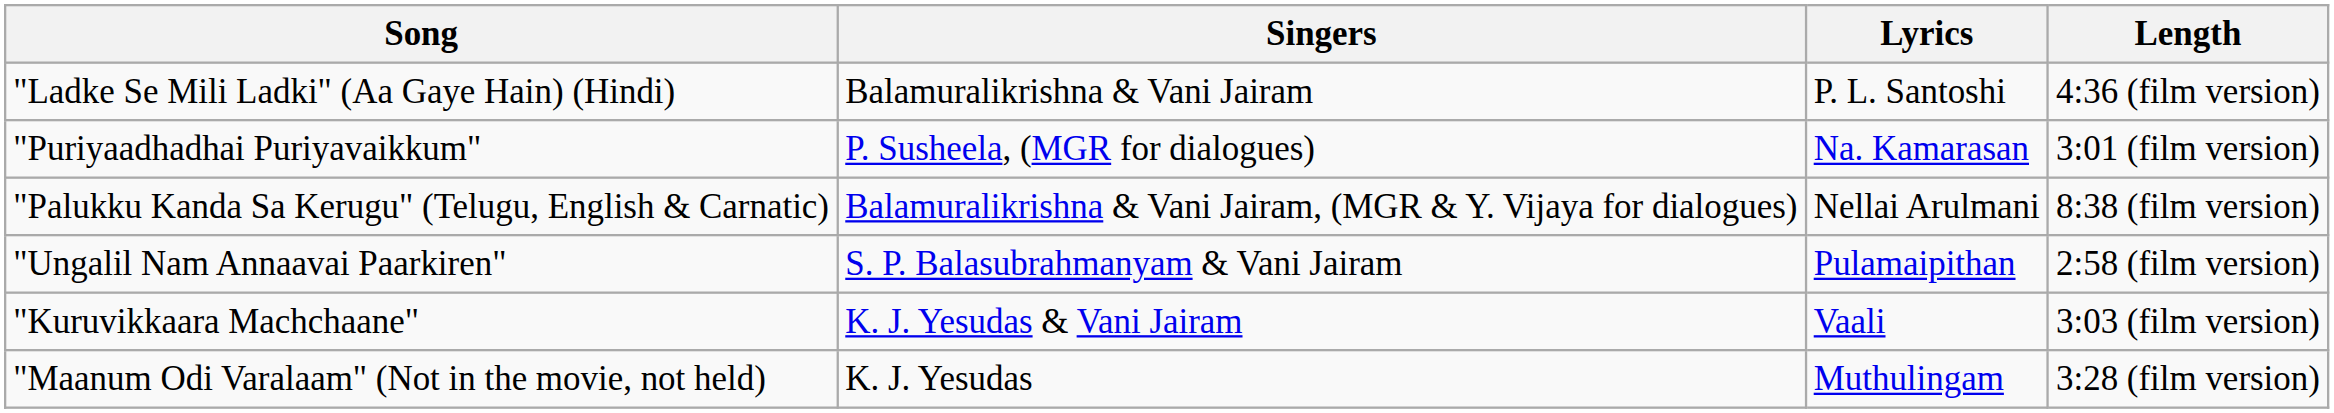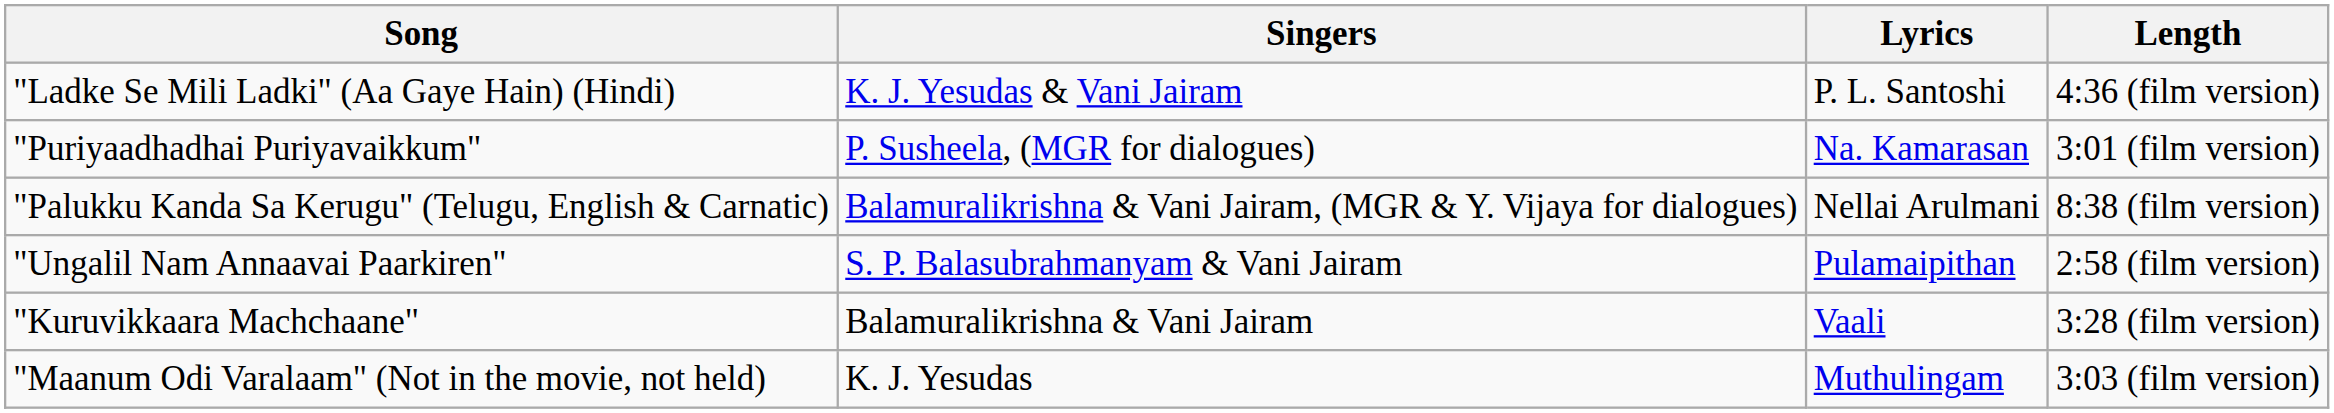(1079, 91) Balamuralikrishna & Vani Jairam -> (1044, 91) K. J. Yesudas & Vani Jairam
(1044, 321) K. J. Yesudas & Vani Jairam -> (1079, 321) Balamuralikrishna & Vani Jairam
(2188, 321) 3:03 (film version) -> (2188, 321) 3:28 (film version)
(2188, 379) 3:28 (film version) -> (2188, 379) 3:03 (film version)
